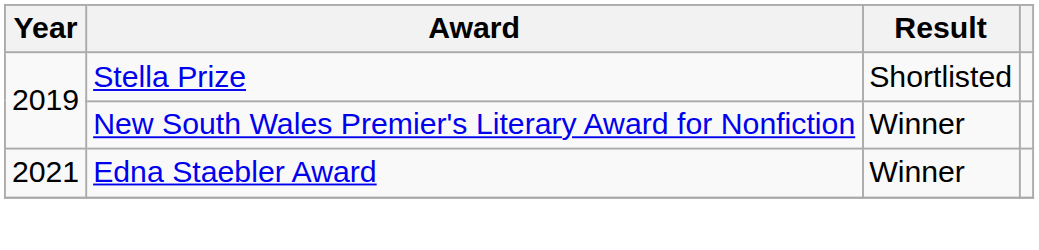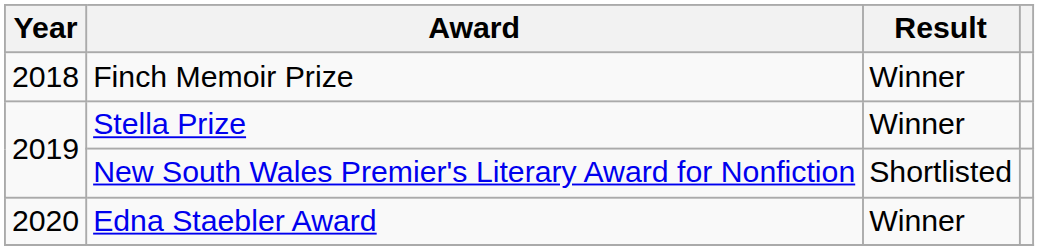+ row: (223, 76)
(941, 76) Shortlisted -> (917, 124) Winner
(917, 124) Winner -> (941, 172) Shortlisted
(46, 172) 2021 -> (46, 220) 2020
